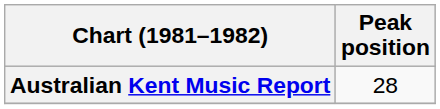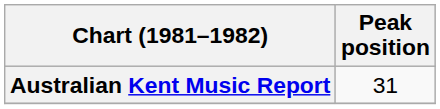(385, 84) 28 -> (385, 84) 31
